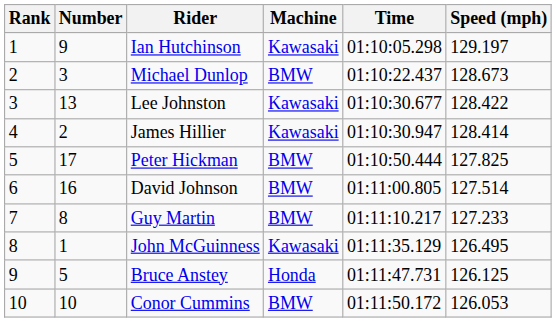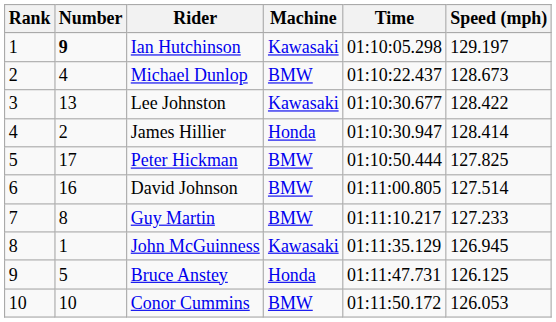(63, 47) normal -> (63, 47) bold
(63, 75) 3 -> (63, 75) 4
(303, 132) Kawasaki -> (292, 132) Honda
(479, 246) 126.495 -> (479, 246) 126.945
